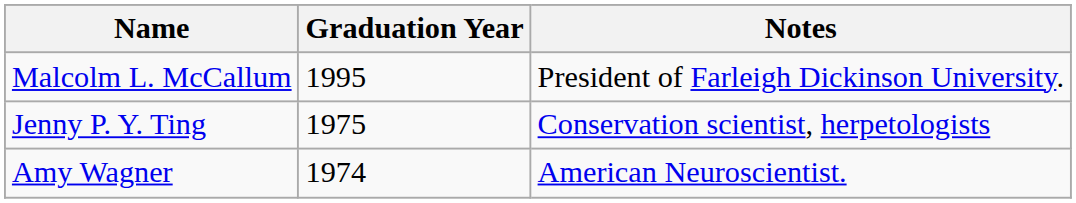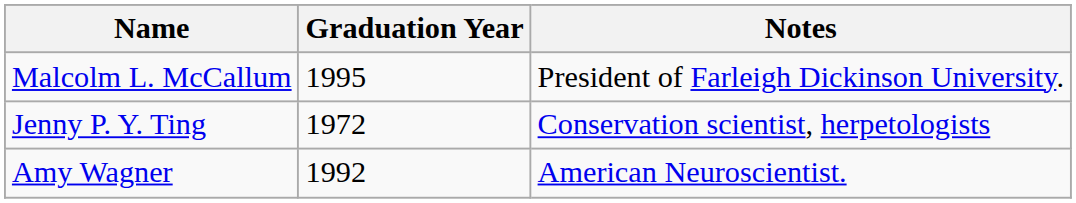(336, 124) 1975 -> (336, 124) 1972
(336, 172) 1974 -> (336, 172) 1992
